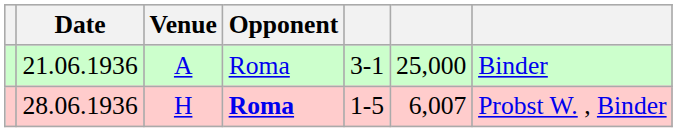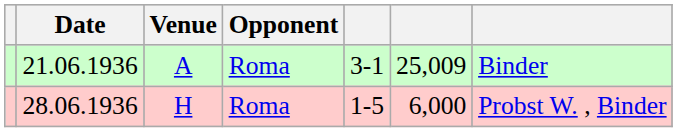(431, 65) 25,000 -> (431, 65) 25,009
(261, 106) bold -> (259, 106) normal
(438, 106) 6,007 -> (438, 106) 6,000
